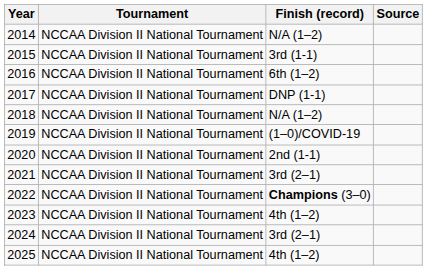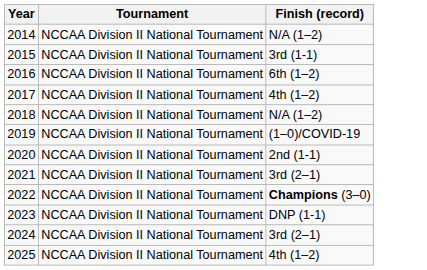- column: (398, 14)
(297, 94) DNP (1-1) -> (294, 94) 4th (1–2)
(294, 214) 4th (1–2) -> (297, 214) DNP (1-1)
